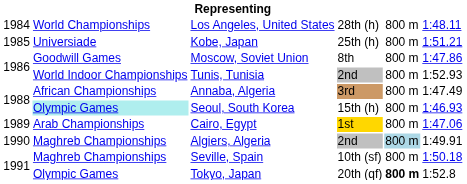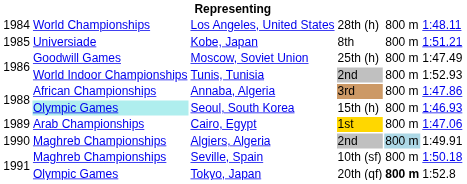(358, 42) 25th (h) -> (346, 42) 8th
(346, 58) 8th -> (358, 58) 25th (h)
(442, 58) 1:47.86 -> (442, 58) 1:47.49
(442, 91) 1:47.49 -> (442, 91) 1:47.86
